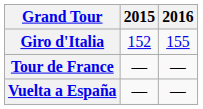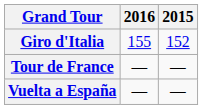columns swapped: (139, 16) <-> (178, 16)
